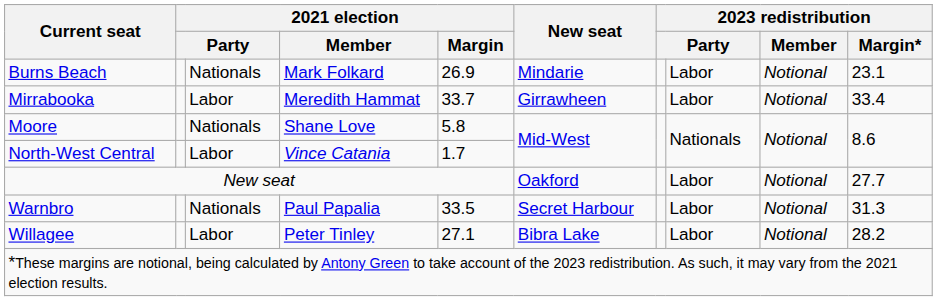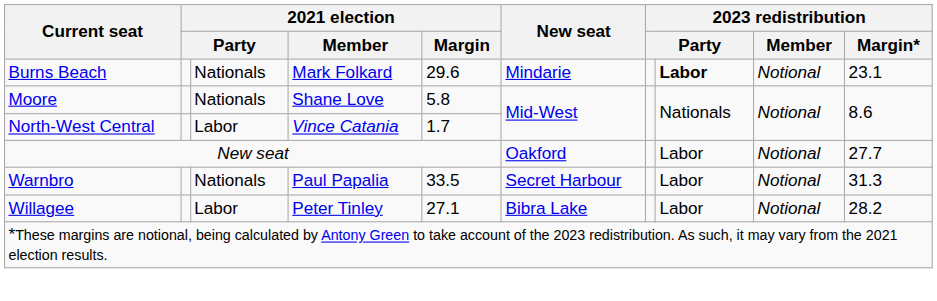(458, 72) 26.9 -> (443, 72) 29.6
(691, 72) normal -> (683, 72) bold
- row: (51, 99)
